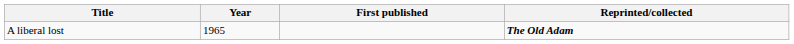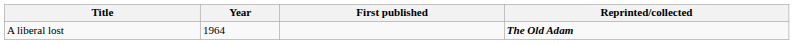(214, 30) 1965 -> (214, 30) 1964
